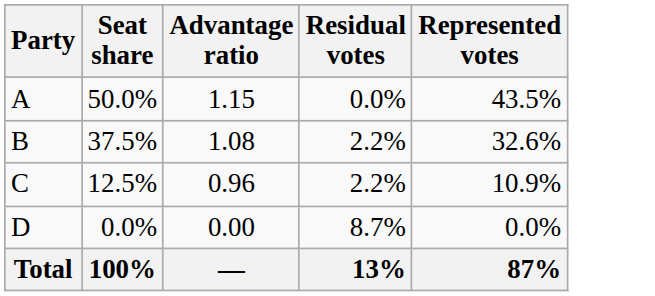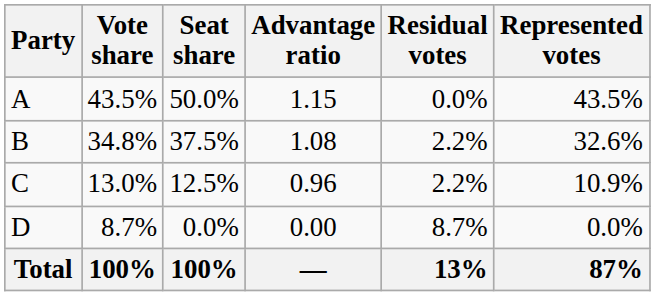+ column: (122, 40)
